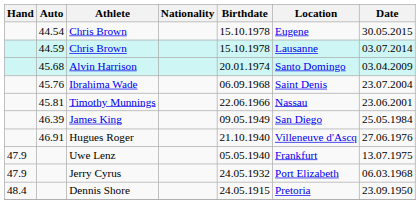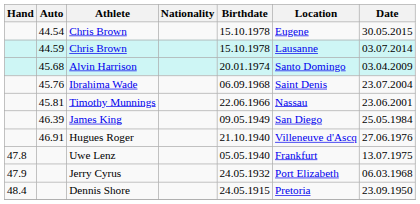(17, 155) 47.9 -> (17, 155) 47.8
